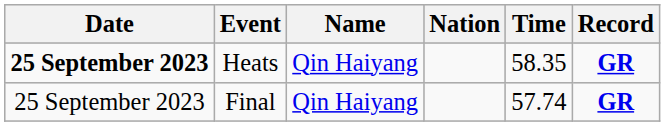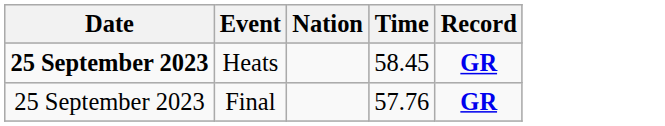- column: (355, 23)
(539, 62) 58.35 -> (402, 62) 58.45
(539, 101) 57.74 -> (402, 101) 57.76
